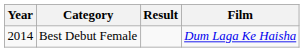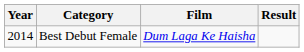columns swapped: (240, 15) <-> (161, 15)
